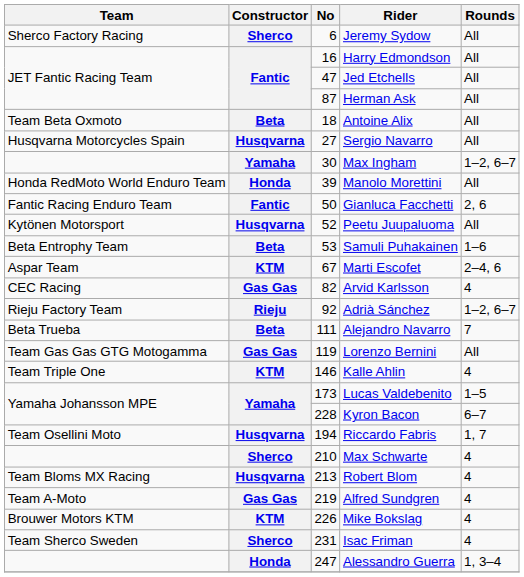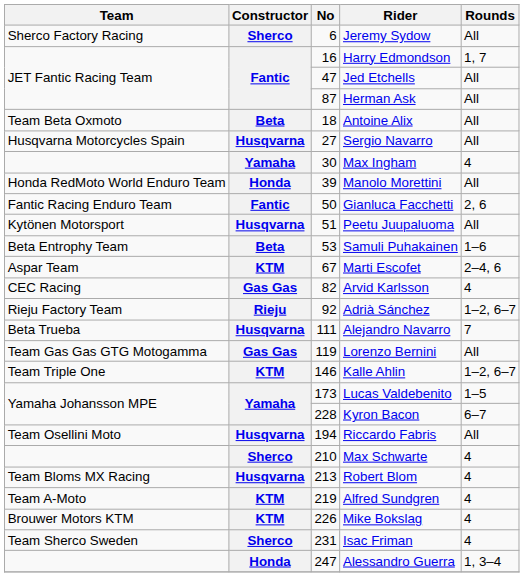(472, 57) All -> (475, 57) 1, 7
(490, 162) 1–2, 6–7 -> (468, 162) 4
(329, 225) 52 -> (329, 225) 51
(270, 330) Beta -> (270, 330) Husqvarna
(468, 372) 4 -> (490, 372) 1–2, 6–7
(475, 435) 1, 7 -> (472, 435) All
(270, 498) Gas Gas -> (270, 498) KTM
